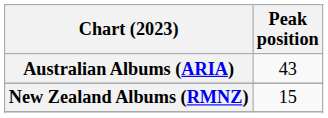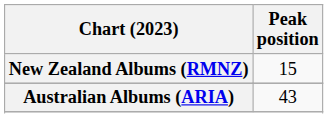rows swapped: (129, 68) <-> (129, 97)
